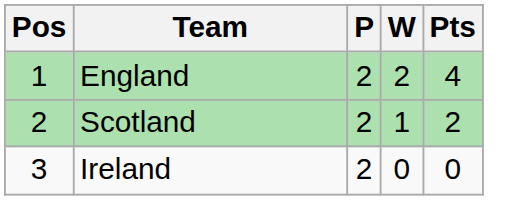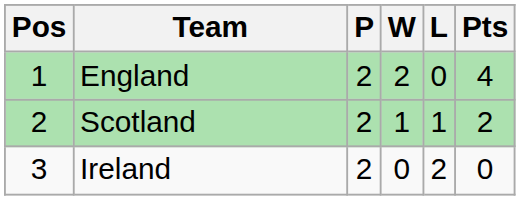+ column: (439, 28)
